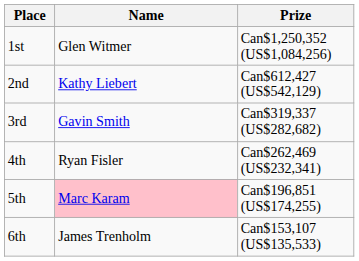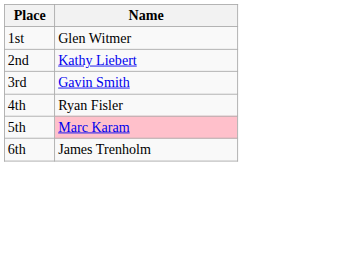- column: (296, 15)
